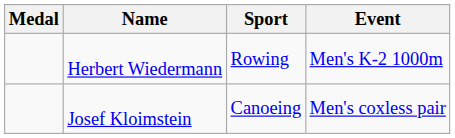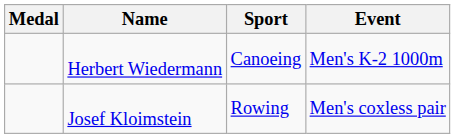(260, 58) Rowing -> (266, 58) Canoeing
(266, 108) Canoeing -> (260, 108) Rowing
